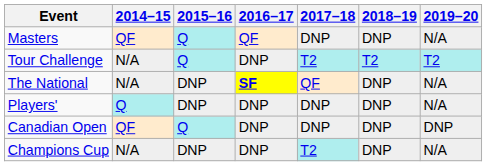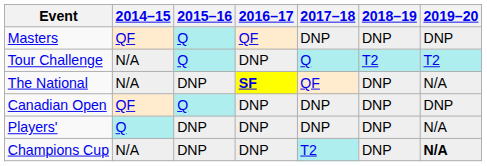(435, 38) N/A -> (438, 38) DNP
(309, 61) T2 -> (306, 61) Q
rows swapped: (57, 128) <-> (33, 105)
(435, 150) normal -> (436, 150) bold
